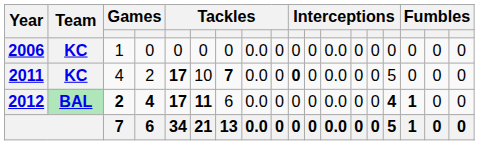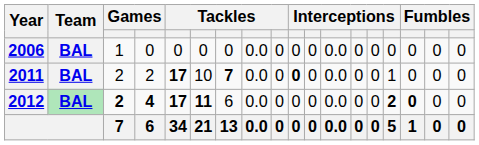(76, 50) KC -> (76, 50) BAL
(76, 76) KC -> (76, 76) BAL
(119, 76) 4 -> (119, 76) 2
(392, 76) 5 -> (392, 76) 1
(392, 101) 4 -> (392, 101) 2
(412, 101) 1 -> (412, 101) 0
